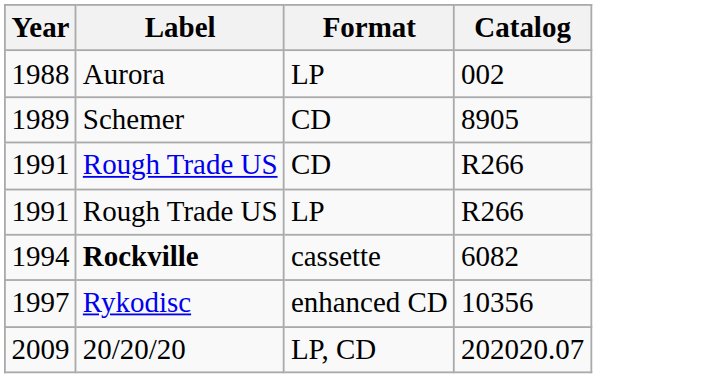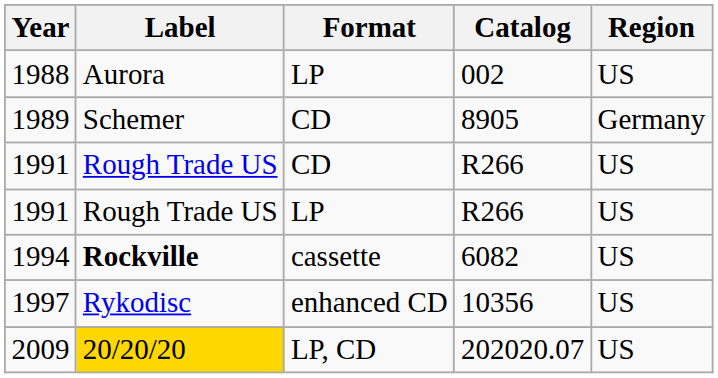+ column: (651, 27)
(134, 348) no background -> (134, 348) gold background
